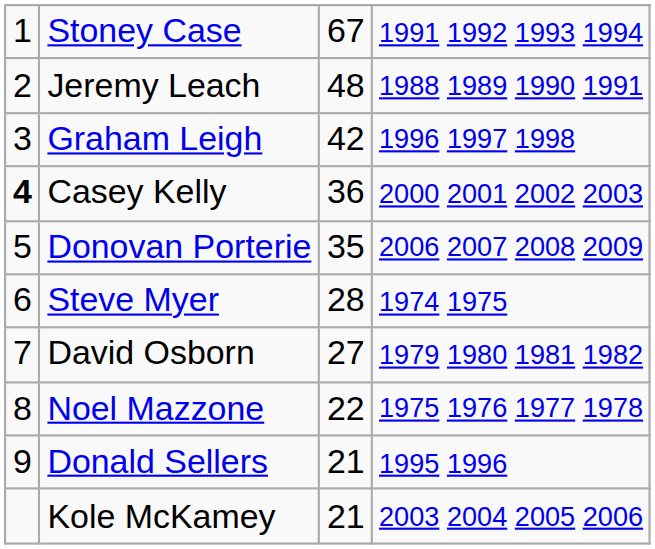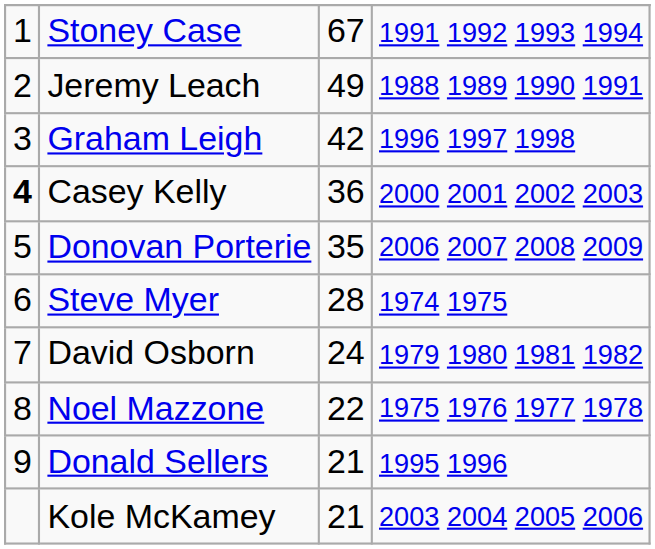(346, 85) 48 -> (346, 85) 49
(346, 354) 27 -> (346, 354) 24
